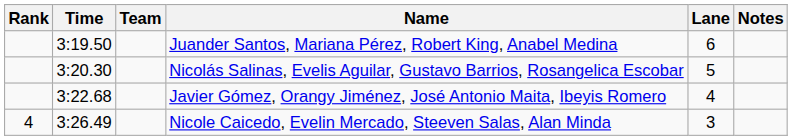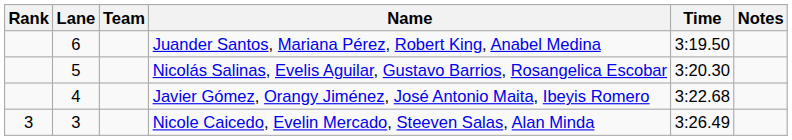columns swapped: (711, 18) <-> (84, 18)
(29, 123) 4 -> (29, 123) 3
